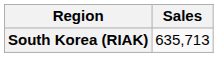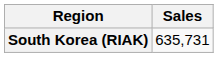(182, 40) 635,713 -> (182, 40) 635,731
